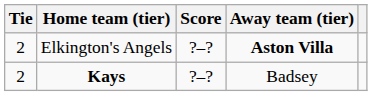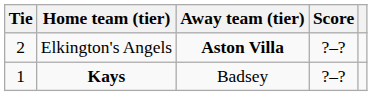columns swapped: (201, 18) <-> (292, 18)
(21, 75) 2 -> (21, 75) 1
